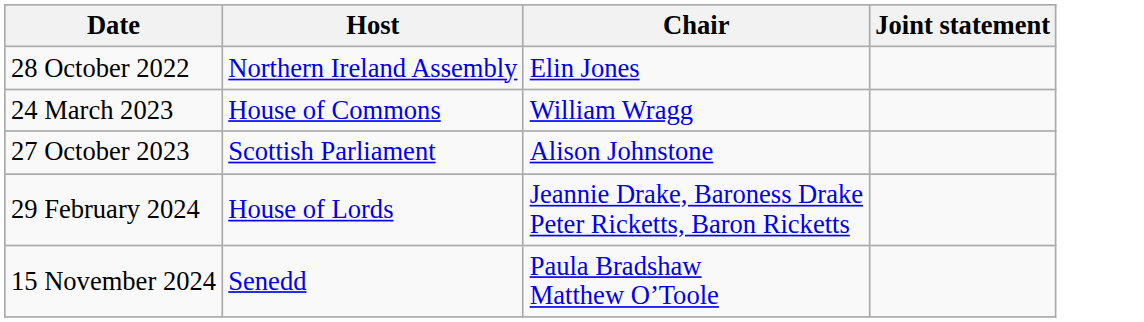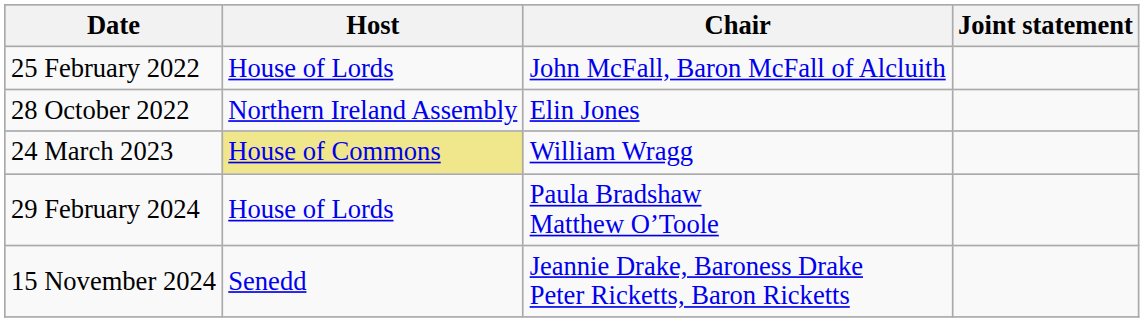+ row: (105, 67)
(334, 109) no background -> (334, 151) khaki background
- row: (100, 151)
(696, 208) Jeannie Drake, Baroness Drake Peter Ricketts, Baron Ricketts -> (624, 208) Paula Bradshaw Matthew O’Toole
(624, 280) Paula Bradshaw Matthew O’Toole -> (696, 280) Jeannie Drake, Baroness Drake Peter Ricketts, Baron Ricketts
